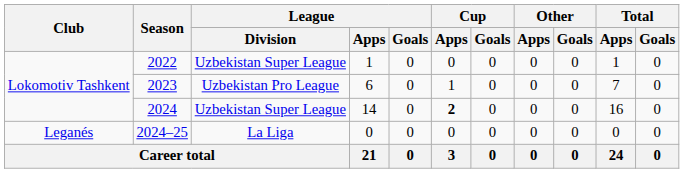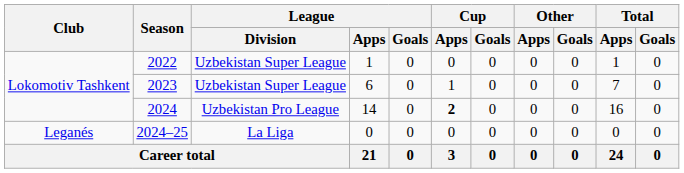(270, 86) Uzbekistan Pro League -> (270, 86) Uzbekistan Super League
(270, 109) Uzbekistan Super League -> (270, 109) Uzbekistan Pro League
